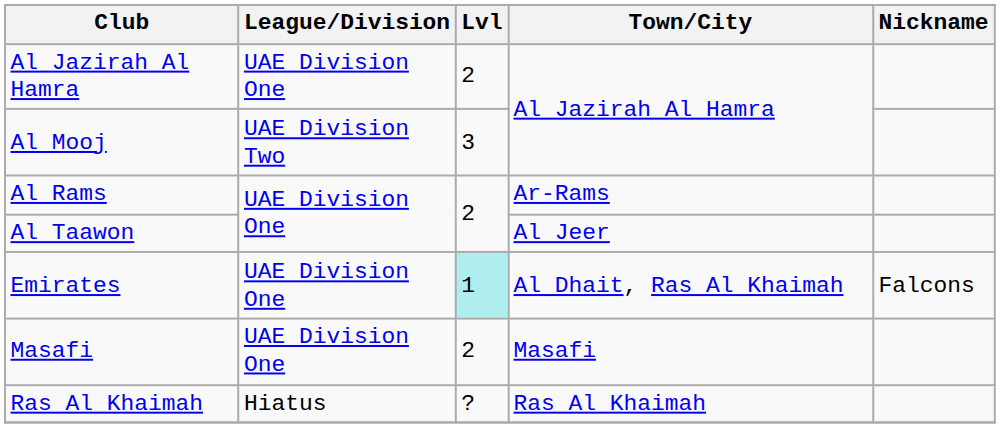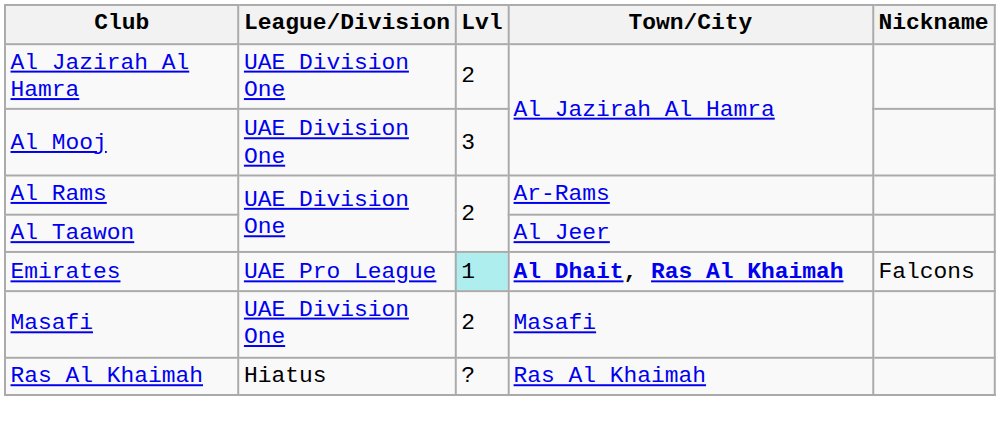(326, 142) UAE Division Two -> (326, 142) UAE Division One
(326, 285) UAE Division One -> (340, 271) UAE Pro League
(679, 285) normal -> (679, 271) bold
